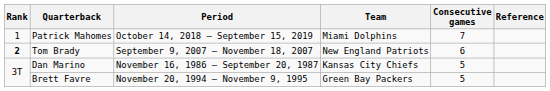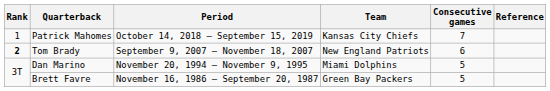(360, 36) Miami Dolphins -> (370, 36) Kansas City Chiefs
(217, 65) November 16, 1986 – September 20, 1987 -> (212, 65) November 20, 1994 – November 9, 1995
(370, 65) Kansas City Chiefs -> (360, 65) Miami Dolphins
(212, 79) November 20, 1994 – November 9, 1995 -> (217, 79) November 16, 1986 – September 20, 1987
